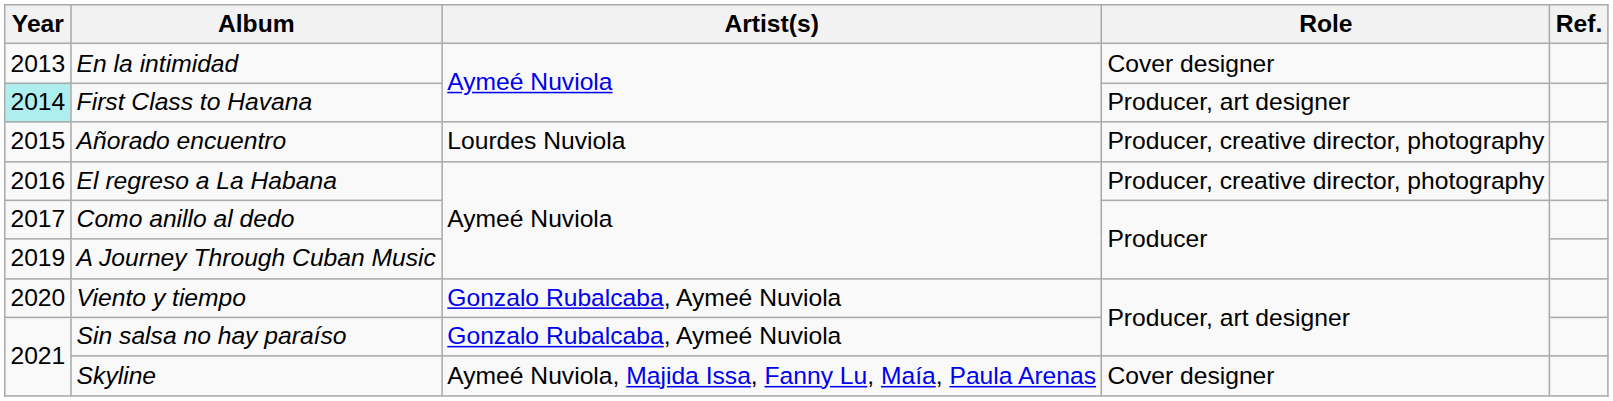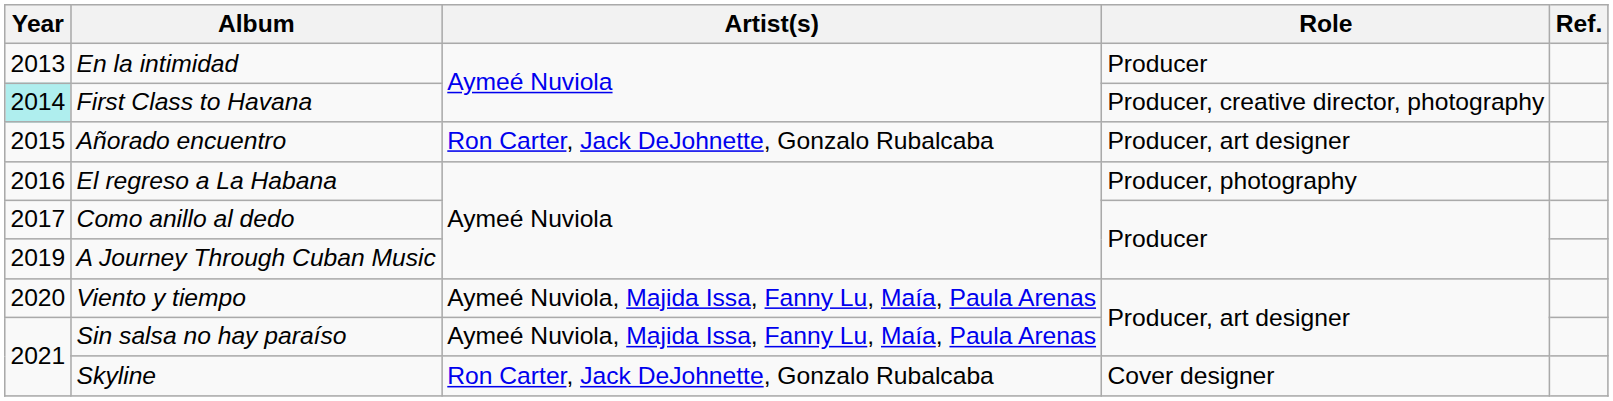(1191, 63) Cover designer -> (1157, 63) Producer
(1229, 102) Producer, art designer -> (1326, 102) Producer, creative director, photography
(536, 141) Lourdes Nuviola -> (721, 141) Ron Carter, Jack DeJohnette, Gonzalo Rubalcaba
(1326, 141) Producer, creative director, photography -> (1229, 141) Producer, art designer
(1326, 180) Producer, creative director, photography -> (1232, 180) Producer, photography
(644, 297) Gonzalo Rubalcaba, Aymeé Nuviola -> (772, 297) Aymeé Nuviola, Majida Issa, Fanny Lu, Maía, Paula Arenas
(644, 336) Gonzalo Rubalcaba, Aymeé Nuviola -> (772, 336) Aymeé Nuviola, Majida Issa, Fanny Lu, Maía, Paula Arenas
(772, 375) Aymeé Nuviola, Majida Issa, Fanny Lu, Maía, Paula Arenas -> (721, 375) Ron Carter, Jack DeJohnette, Gonzalo Rubalcaba
